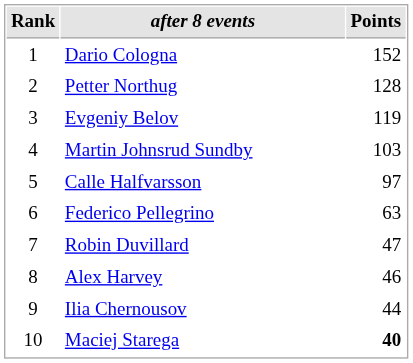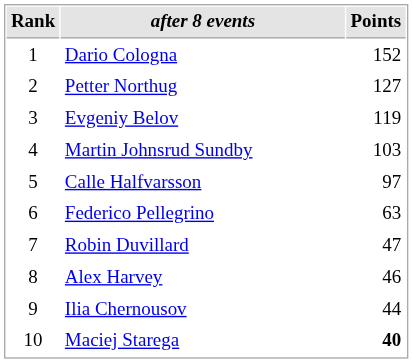(387, 86) 128 -> (387, 86) 127
